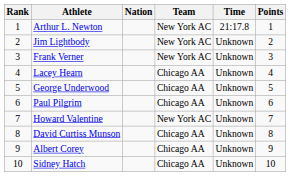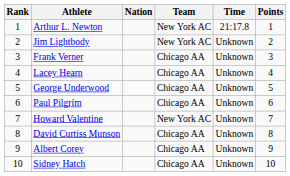(184, 57) New York AC -> (181, 57) Chicago AA
